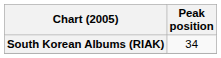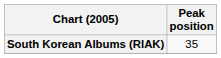(192, 44) 34 -> (192, 44) 35
